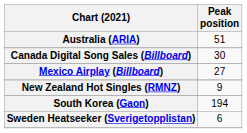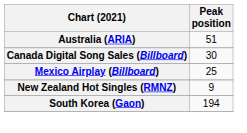(220, 71) 27 -> (211, 71) 25
- row: (101, 119)
